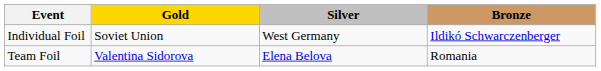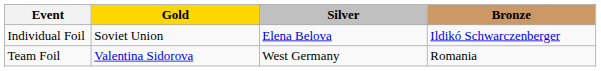(301, 35) West Germany -> (297, 35) Elena Belova
(297, 55) Elena Belova -> (301, 55) West Germany
